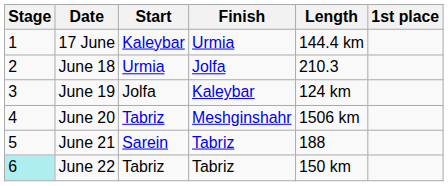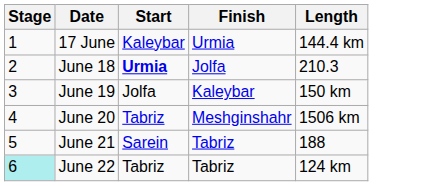- column: (405, 17)
(143, 67) normal -> (145, 67) bold
(325, 92) 124 km -> (325, 92) 150 km
(325, 167) 150 km -> (325, 167) 124 km
